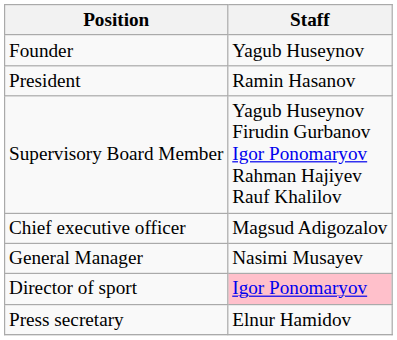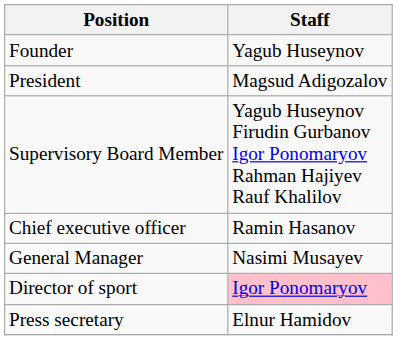(294, 80) Ramin Hasanov -> (310, 80) Magsud Adigozalov
(310, 227) Magsud Adigozalov -> (294, 227) Ramin Hasanov
